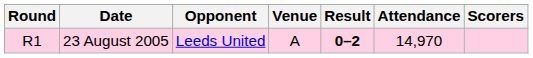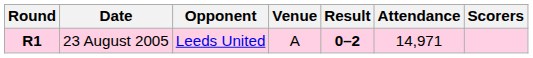(32, 40) normal -> (32, 40) bold
(419, 40) 14,970 -> (419, 40) 14,971
